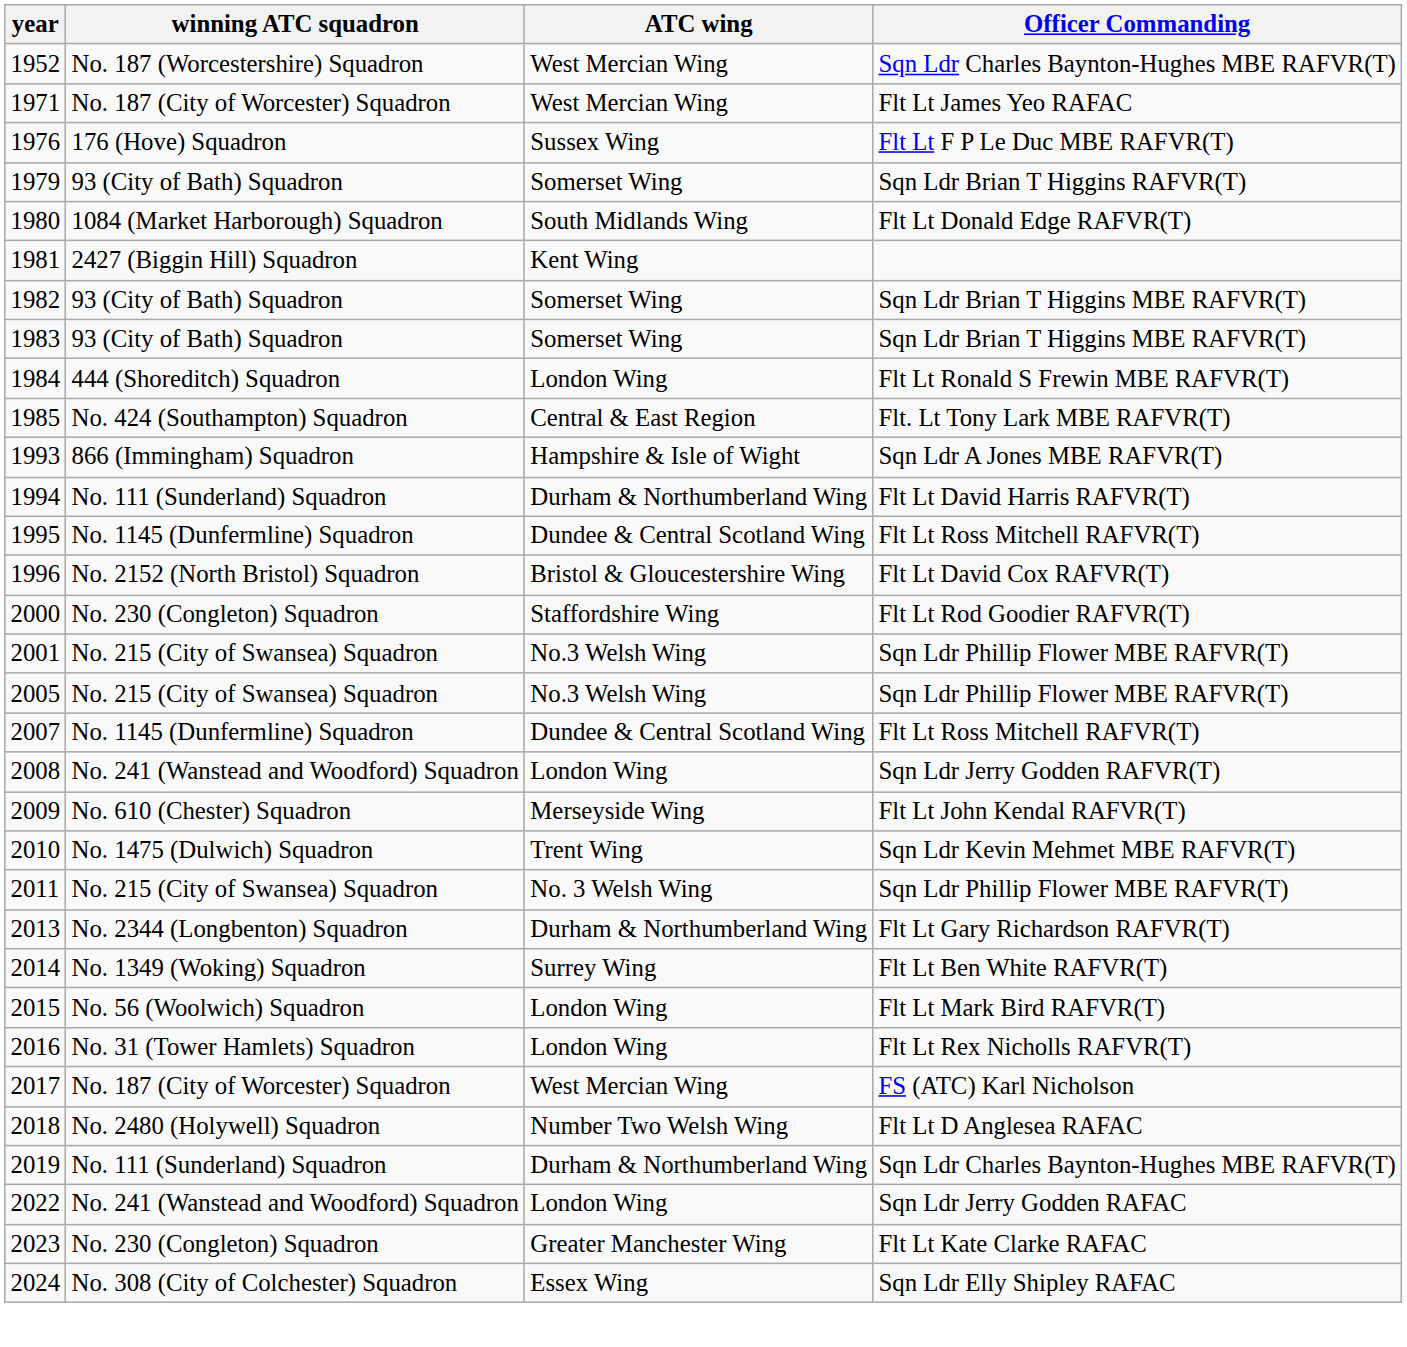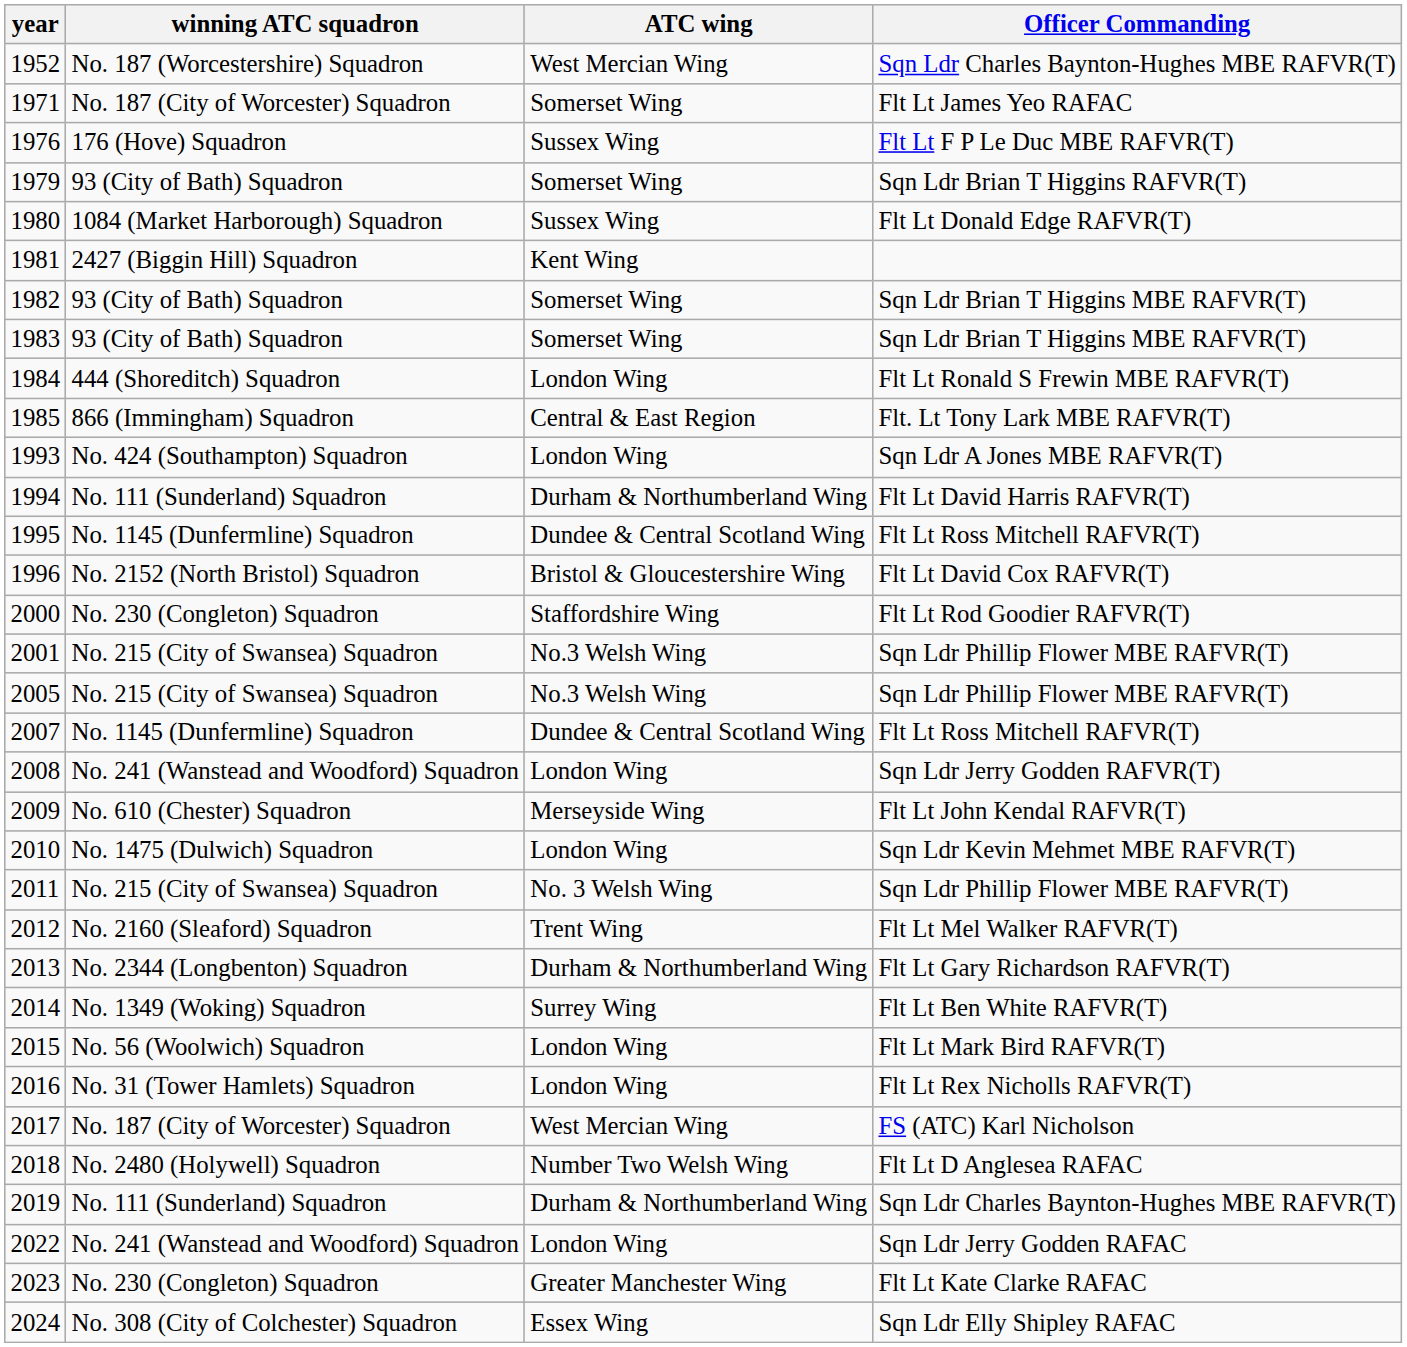(629, 102) West Mercian Wing -> (606, 102) Somerset Wing
(639, 220) South Midlands Wing -> (595, 220) Sussex Wing
(240, 417) No. 424 (Southampton) Squadron -> (213, 417) 866 (Immingham) Squadron
(213, 456) 866 (Immingham) Squadron -> (240, 456) No. 424 (Southampton) Squadron
(665, 456) Hampshire & Isle of Wight -> (599, 456) London Wing
(587, 850) Trent Wing -> (599, 850) London Wing
+ row: (35, 928)
